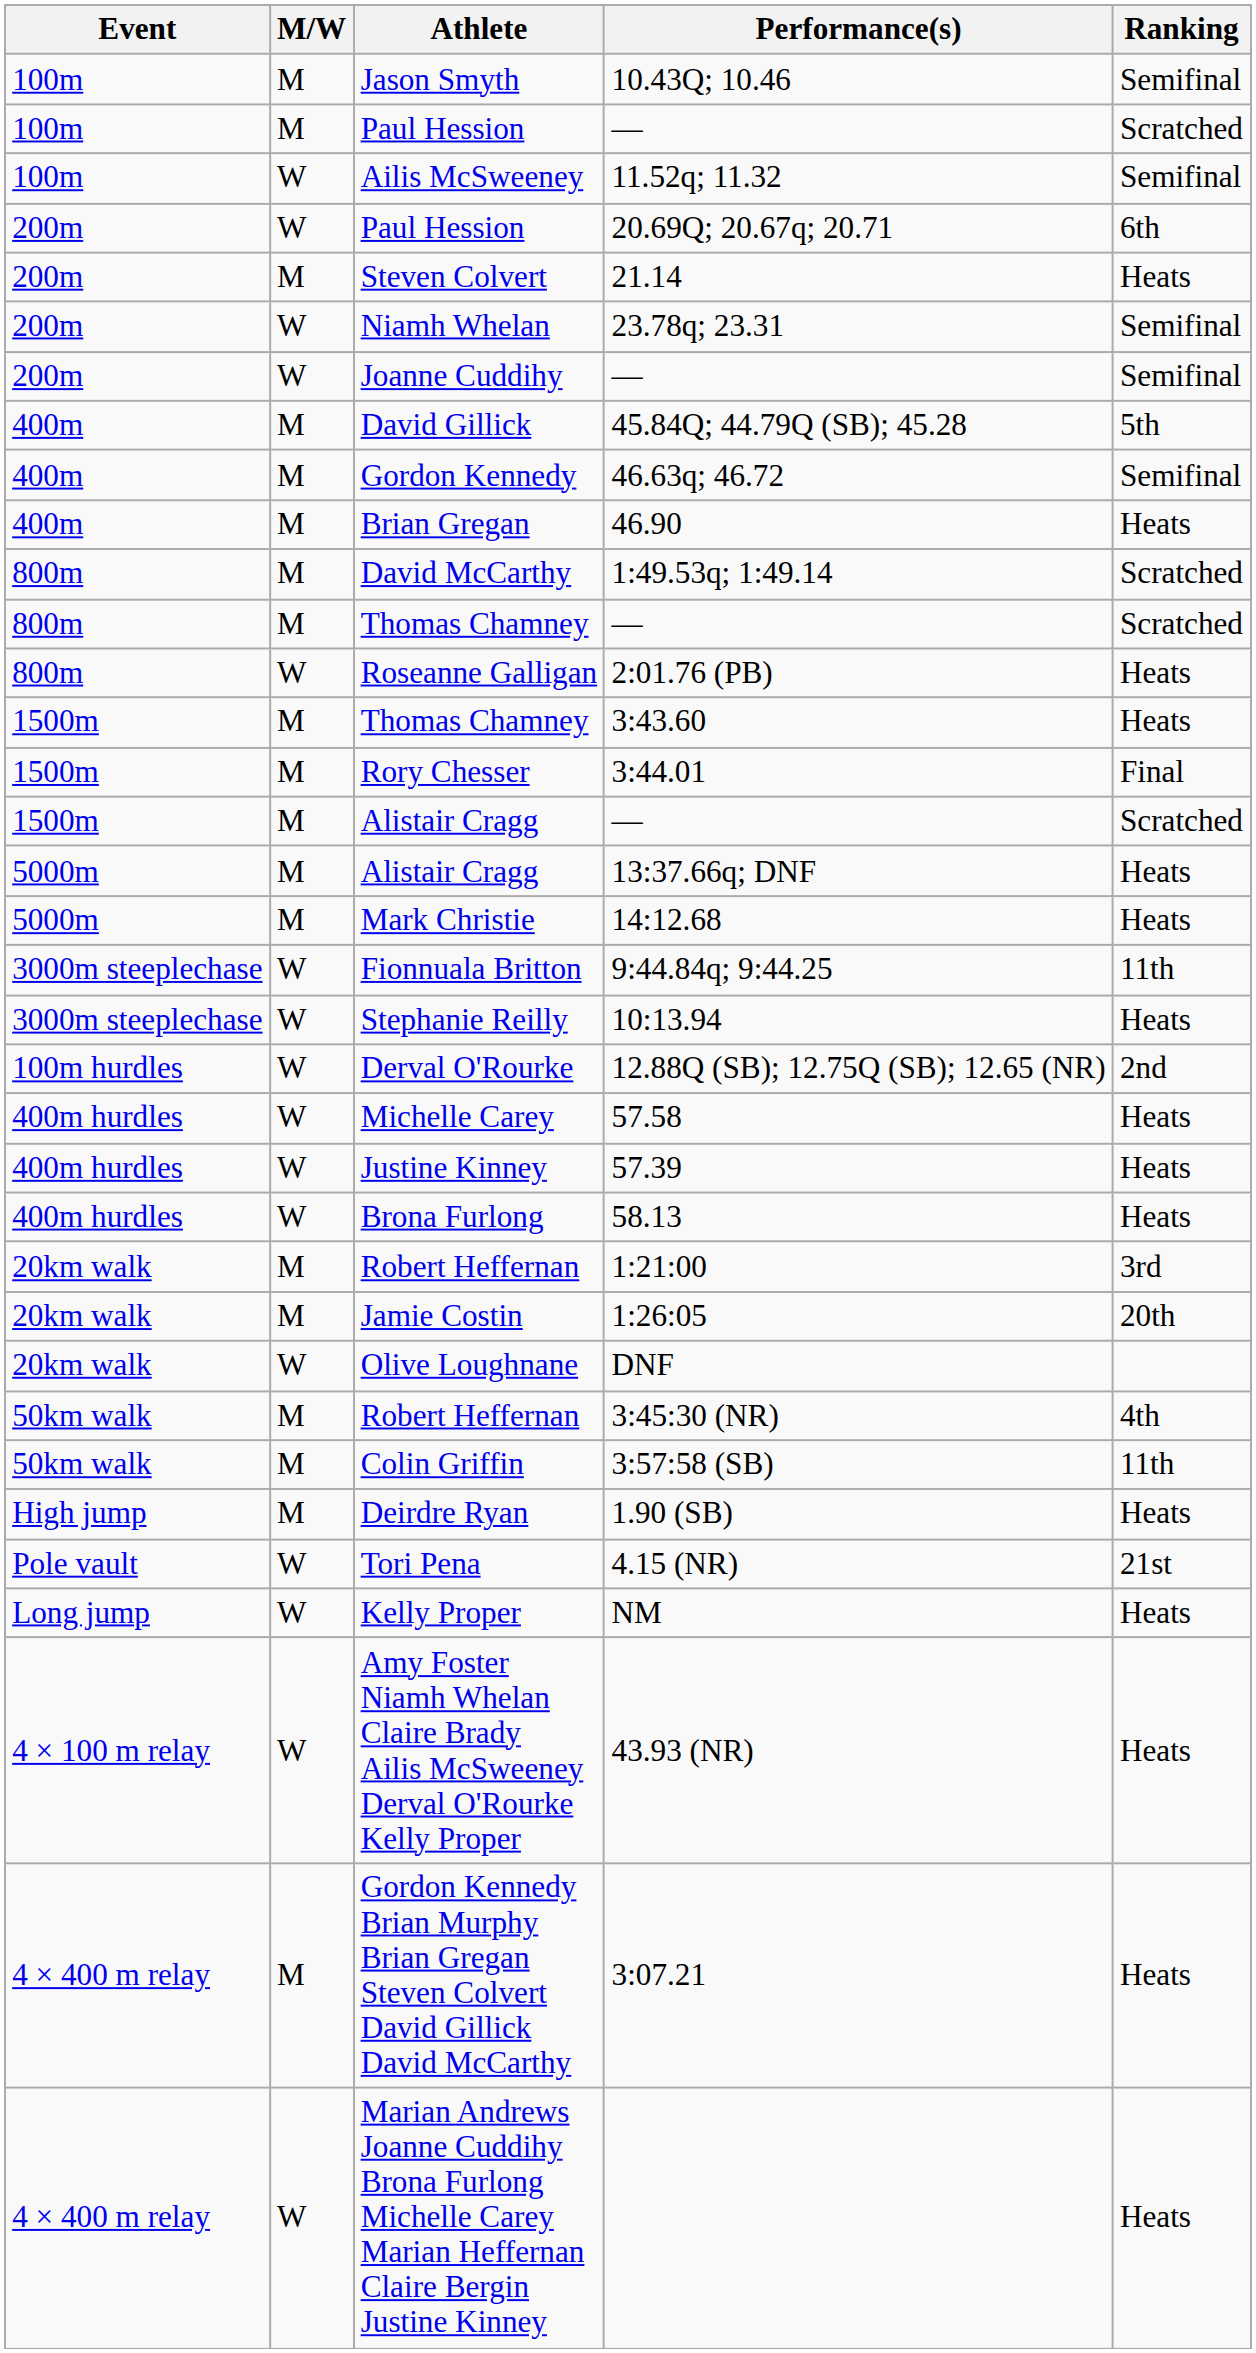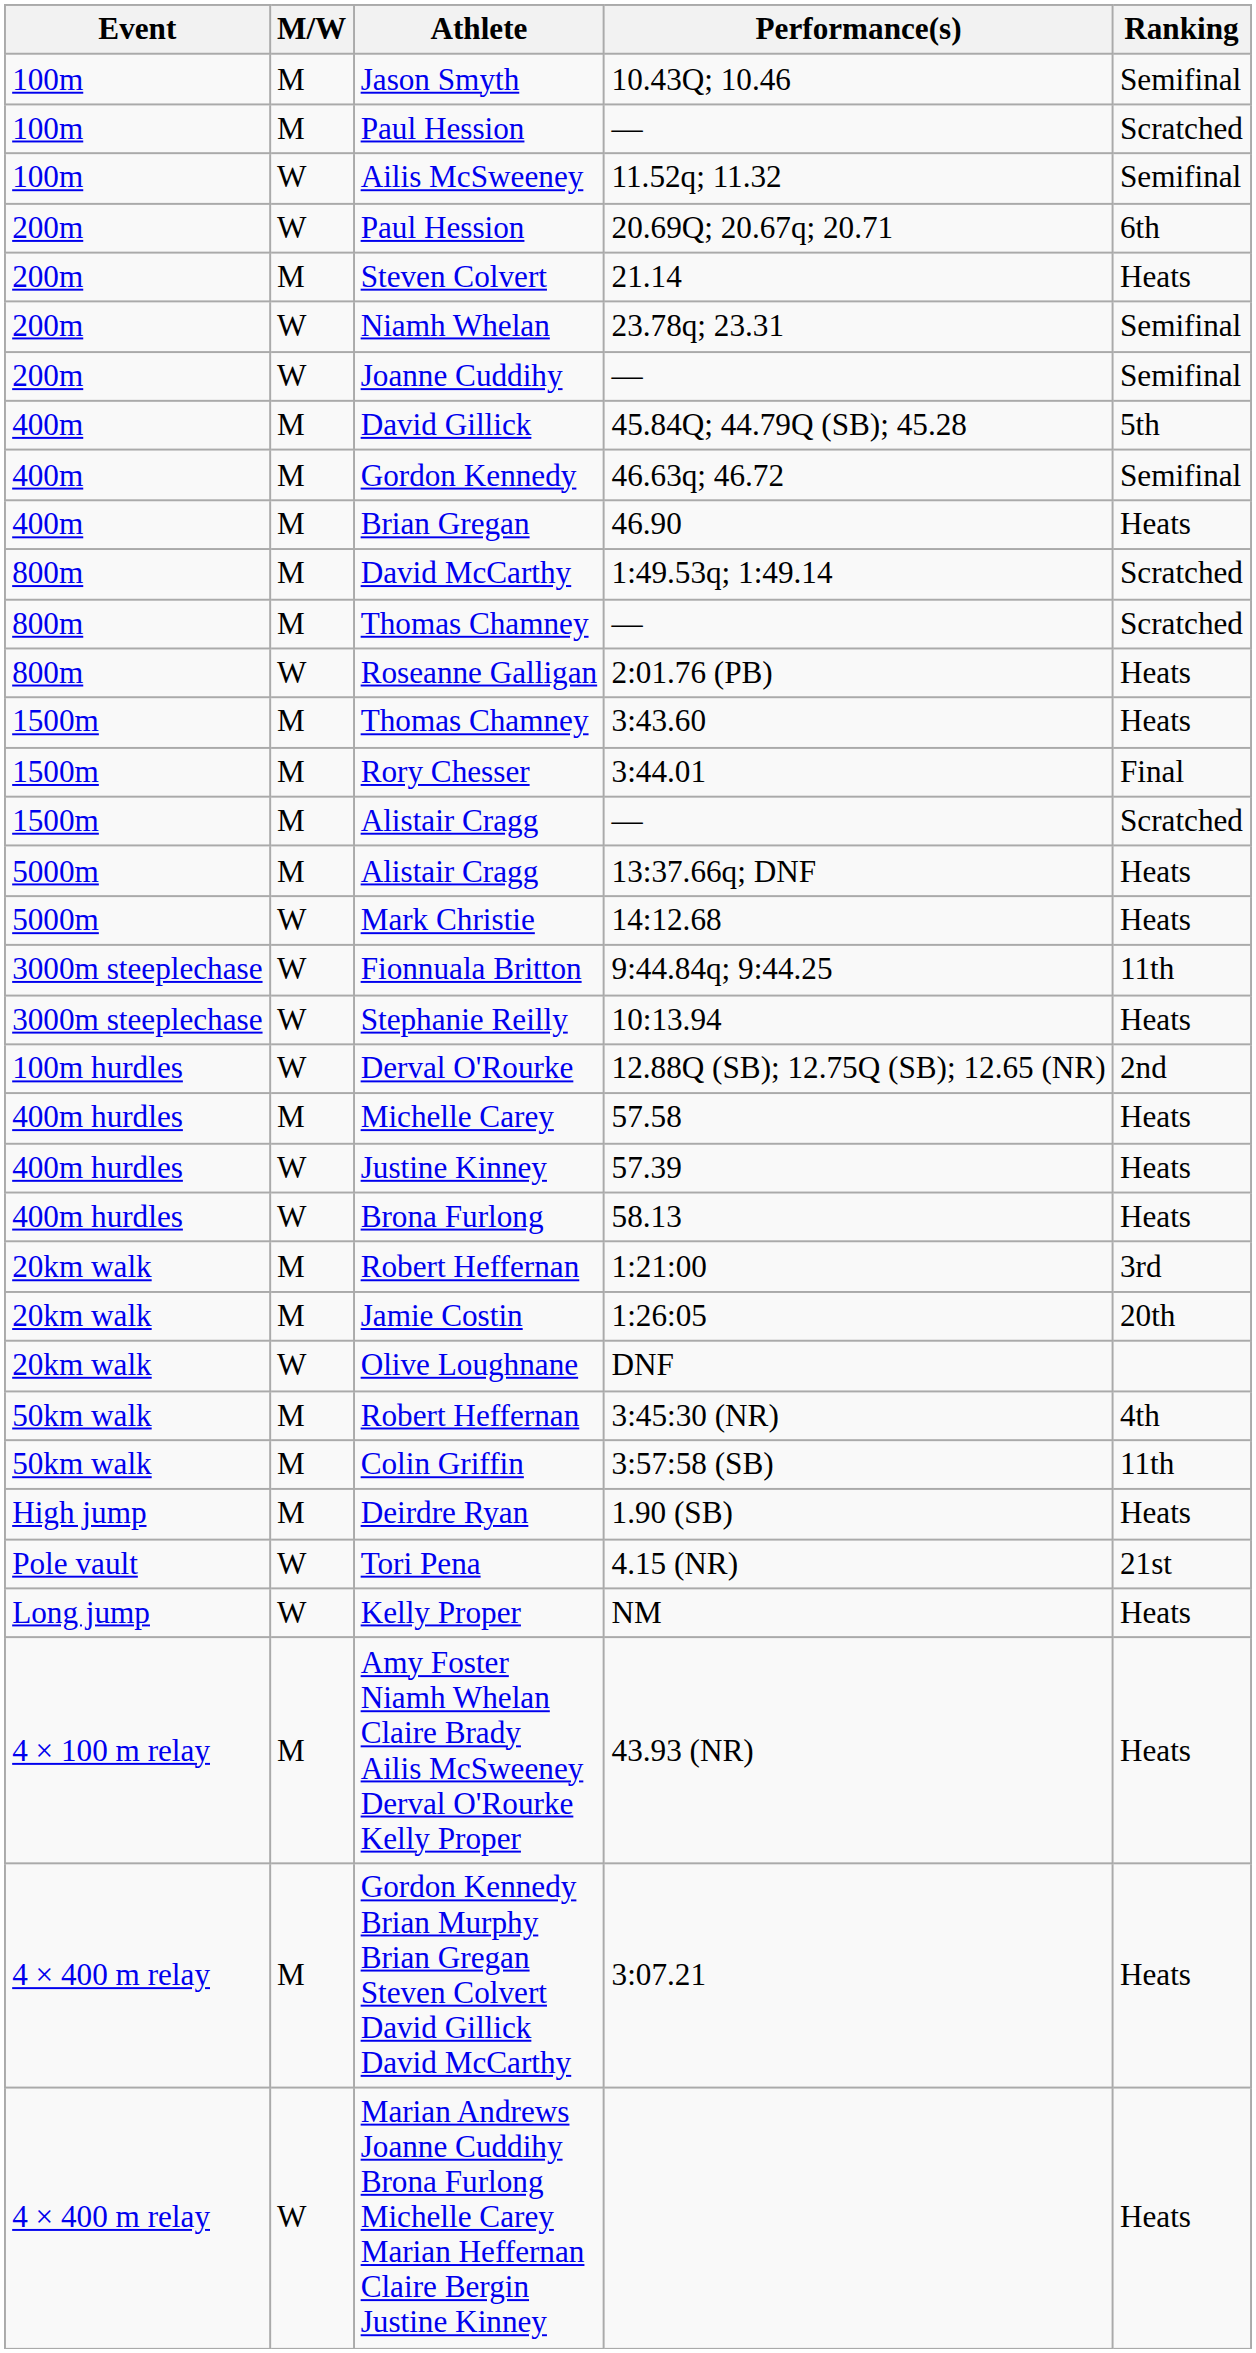(291, 919) M -> (292, 919) W
(292, 1117) W -> (291, 1117) M
(292, 1749) W -> (291, 1749) M
